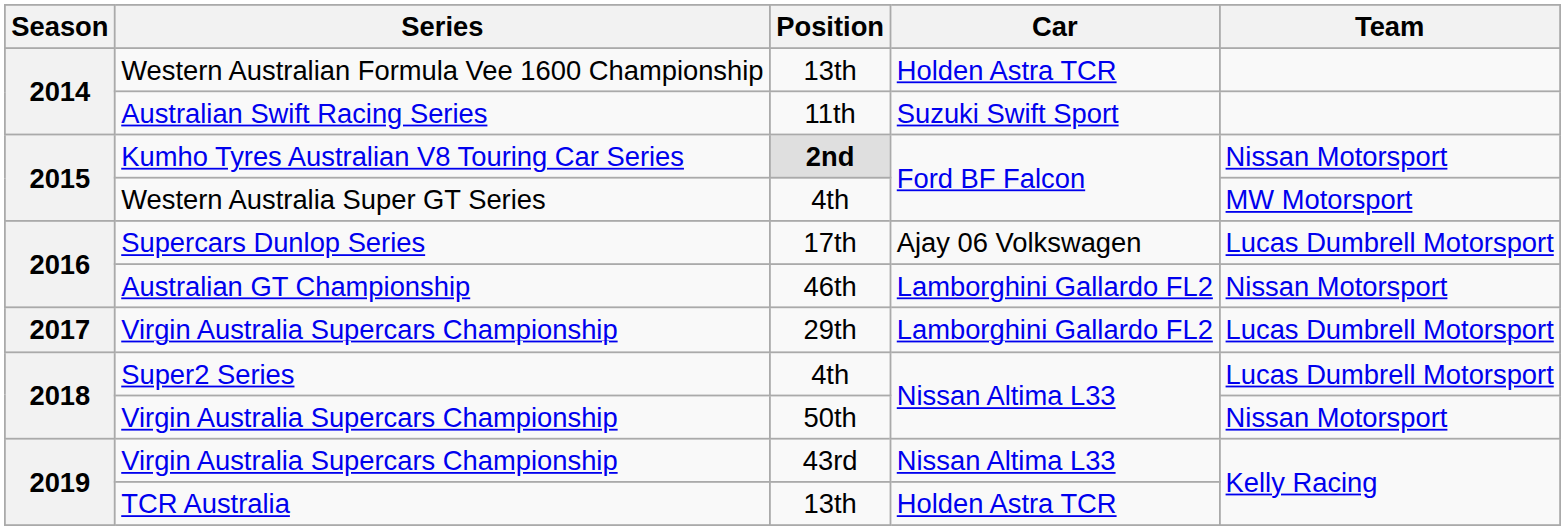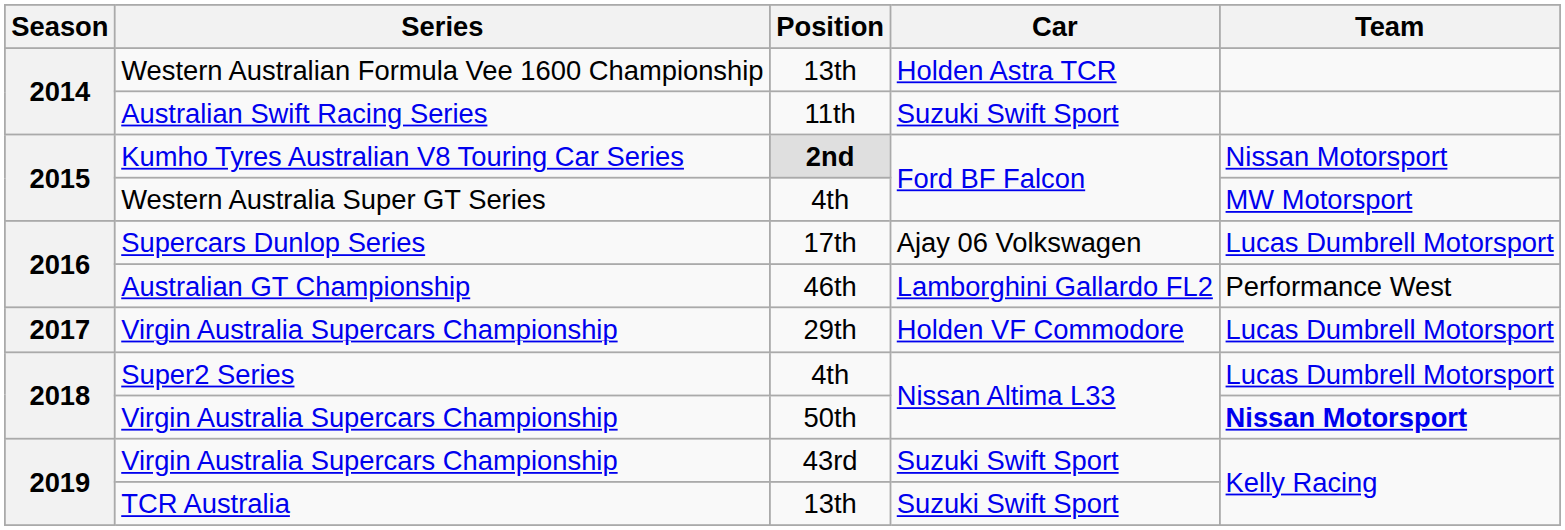(1336, 287) Nissan Motorsport -> (1339, 287) Performance West
(1055, 330) Lamborghini Gallardo FL2 -> (1040, 330) Holden VF Commodore
(1336, 417) normal -> (1346, 417) bold
(1006, 460) Nissan Altima L33 -> (1008, 460) Suzuki Swift Sport
(1007, 503) Holden Astra TCR -> (1008, 503) Suzuki Swift Sport
